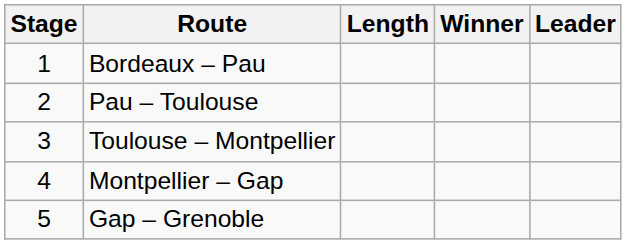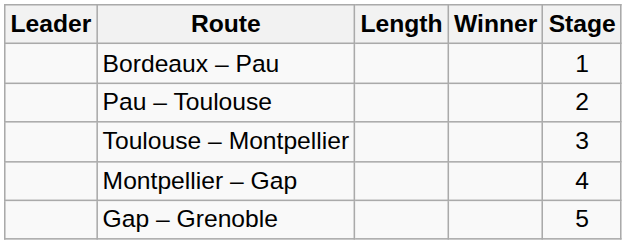columns swapped: (44, 24) <-> (575, 24)
